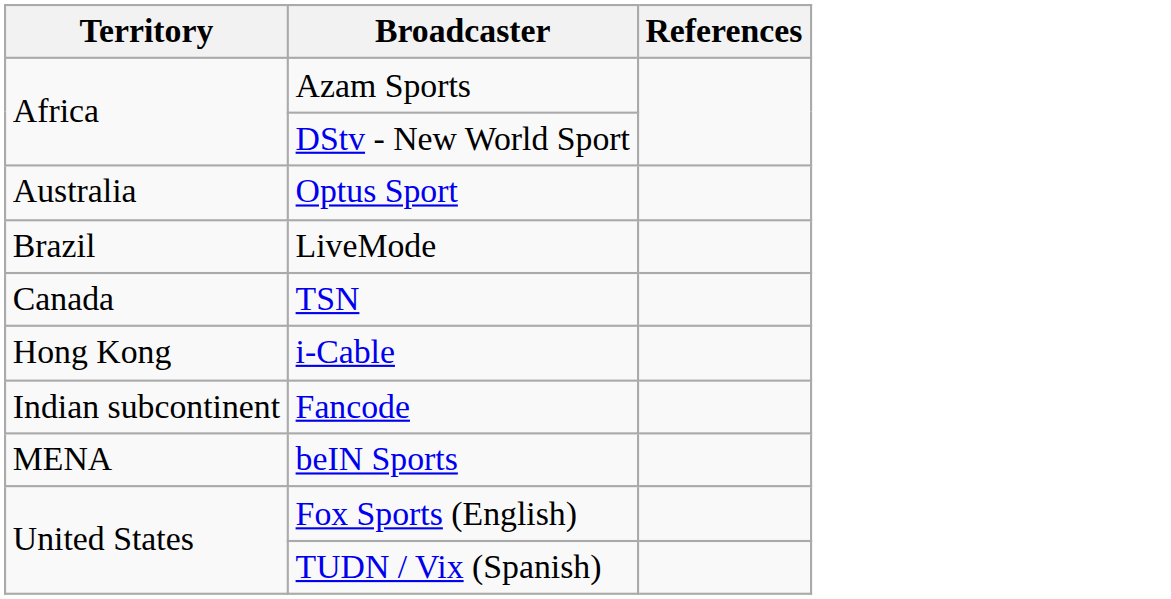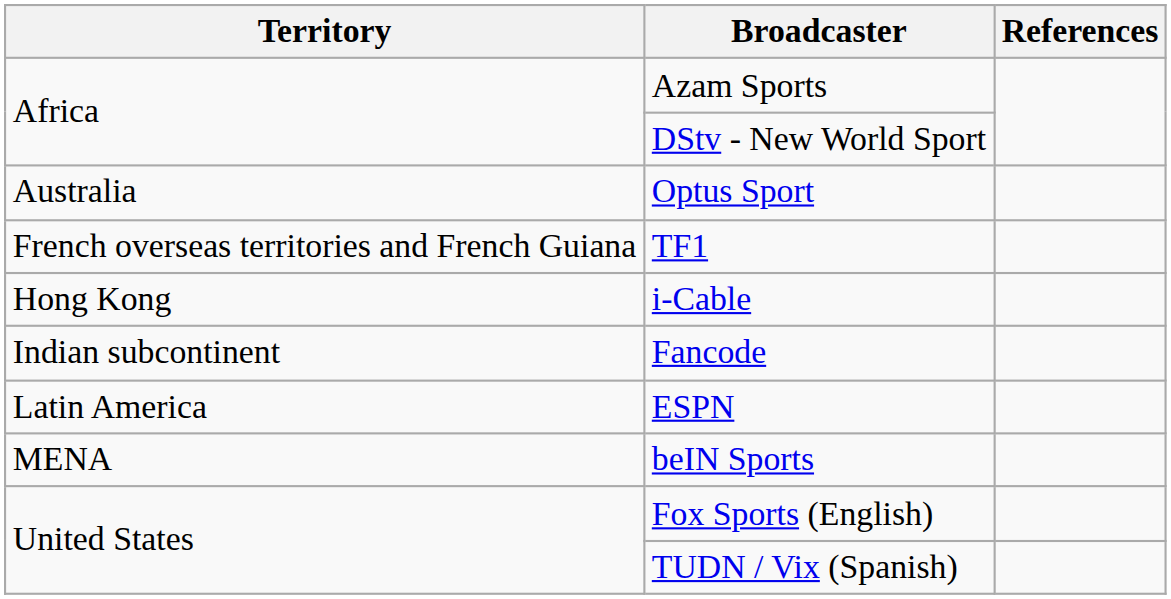- row: (366, 245)
- row: (328, 298)
+ row: (680, 245)
+ row: (693, 406)
